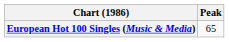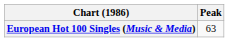(211, 28) 65 -> (211, 28) 63
